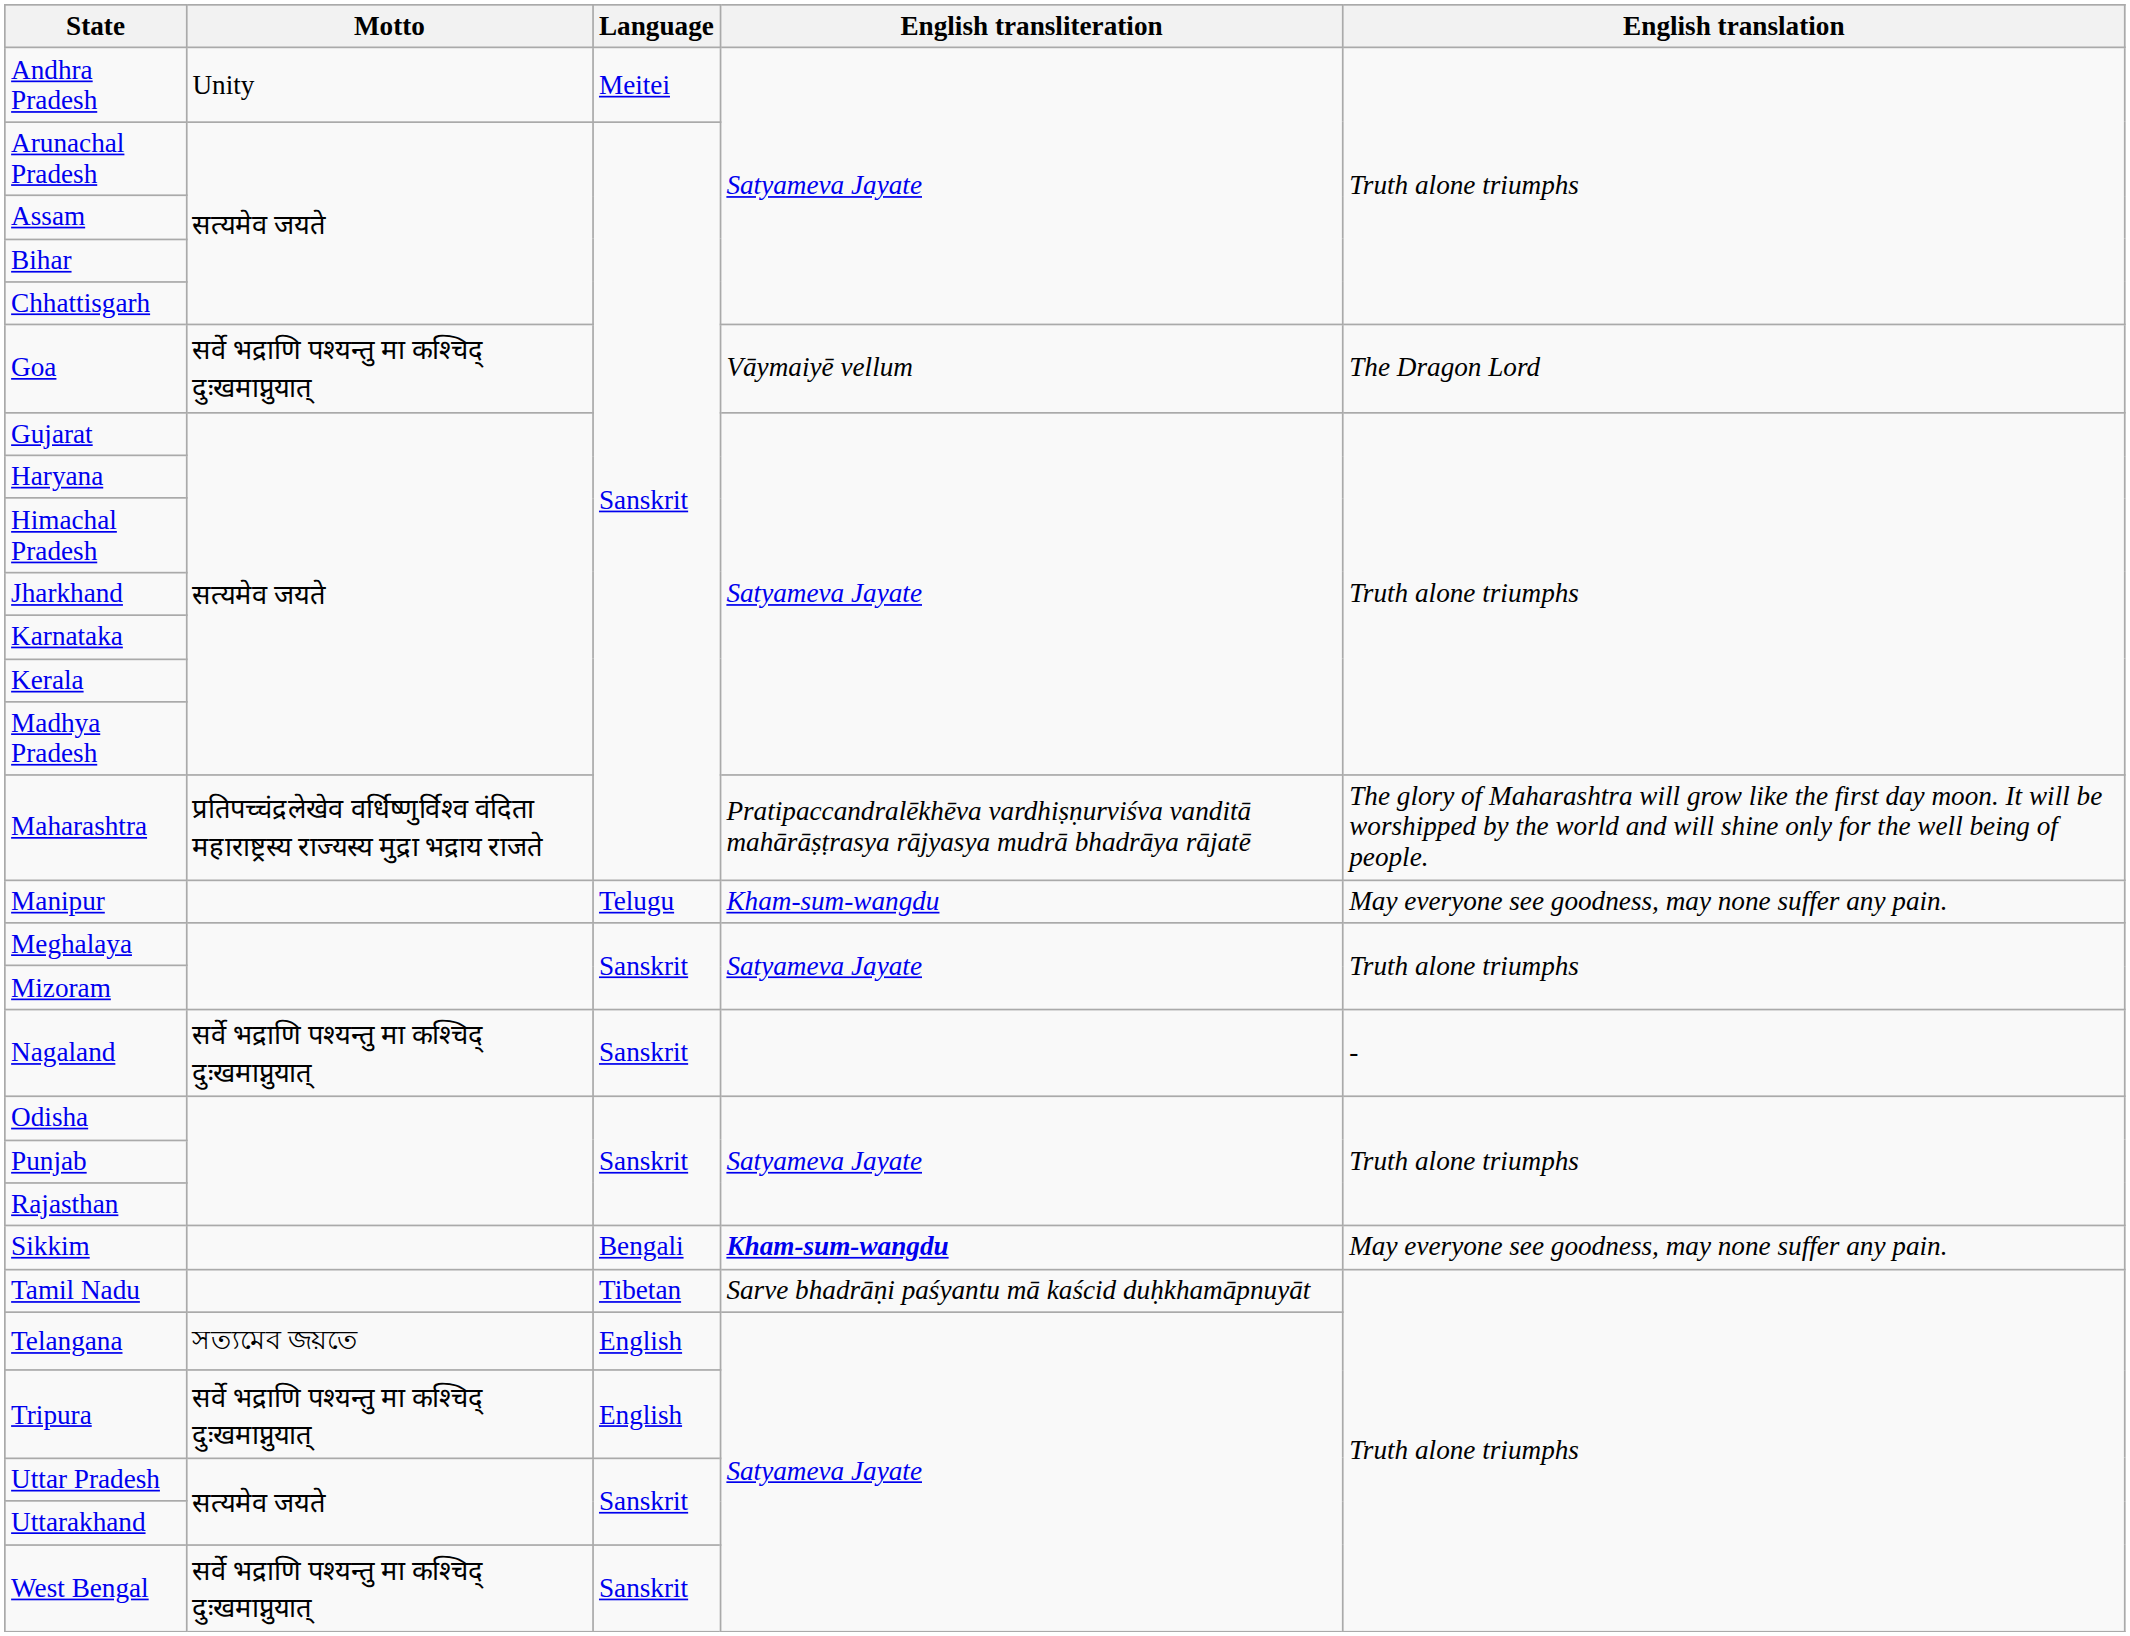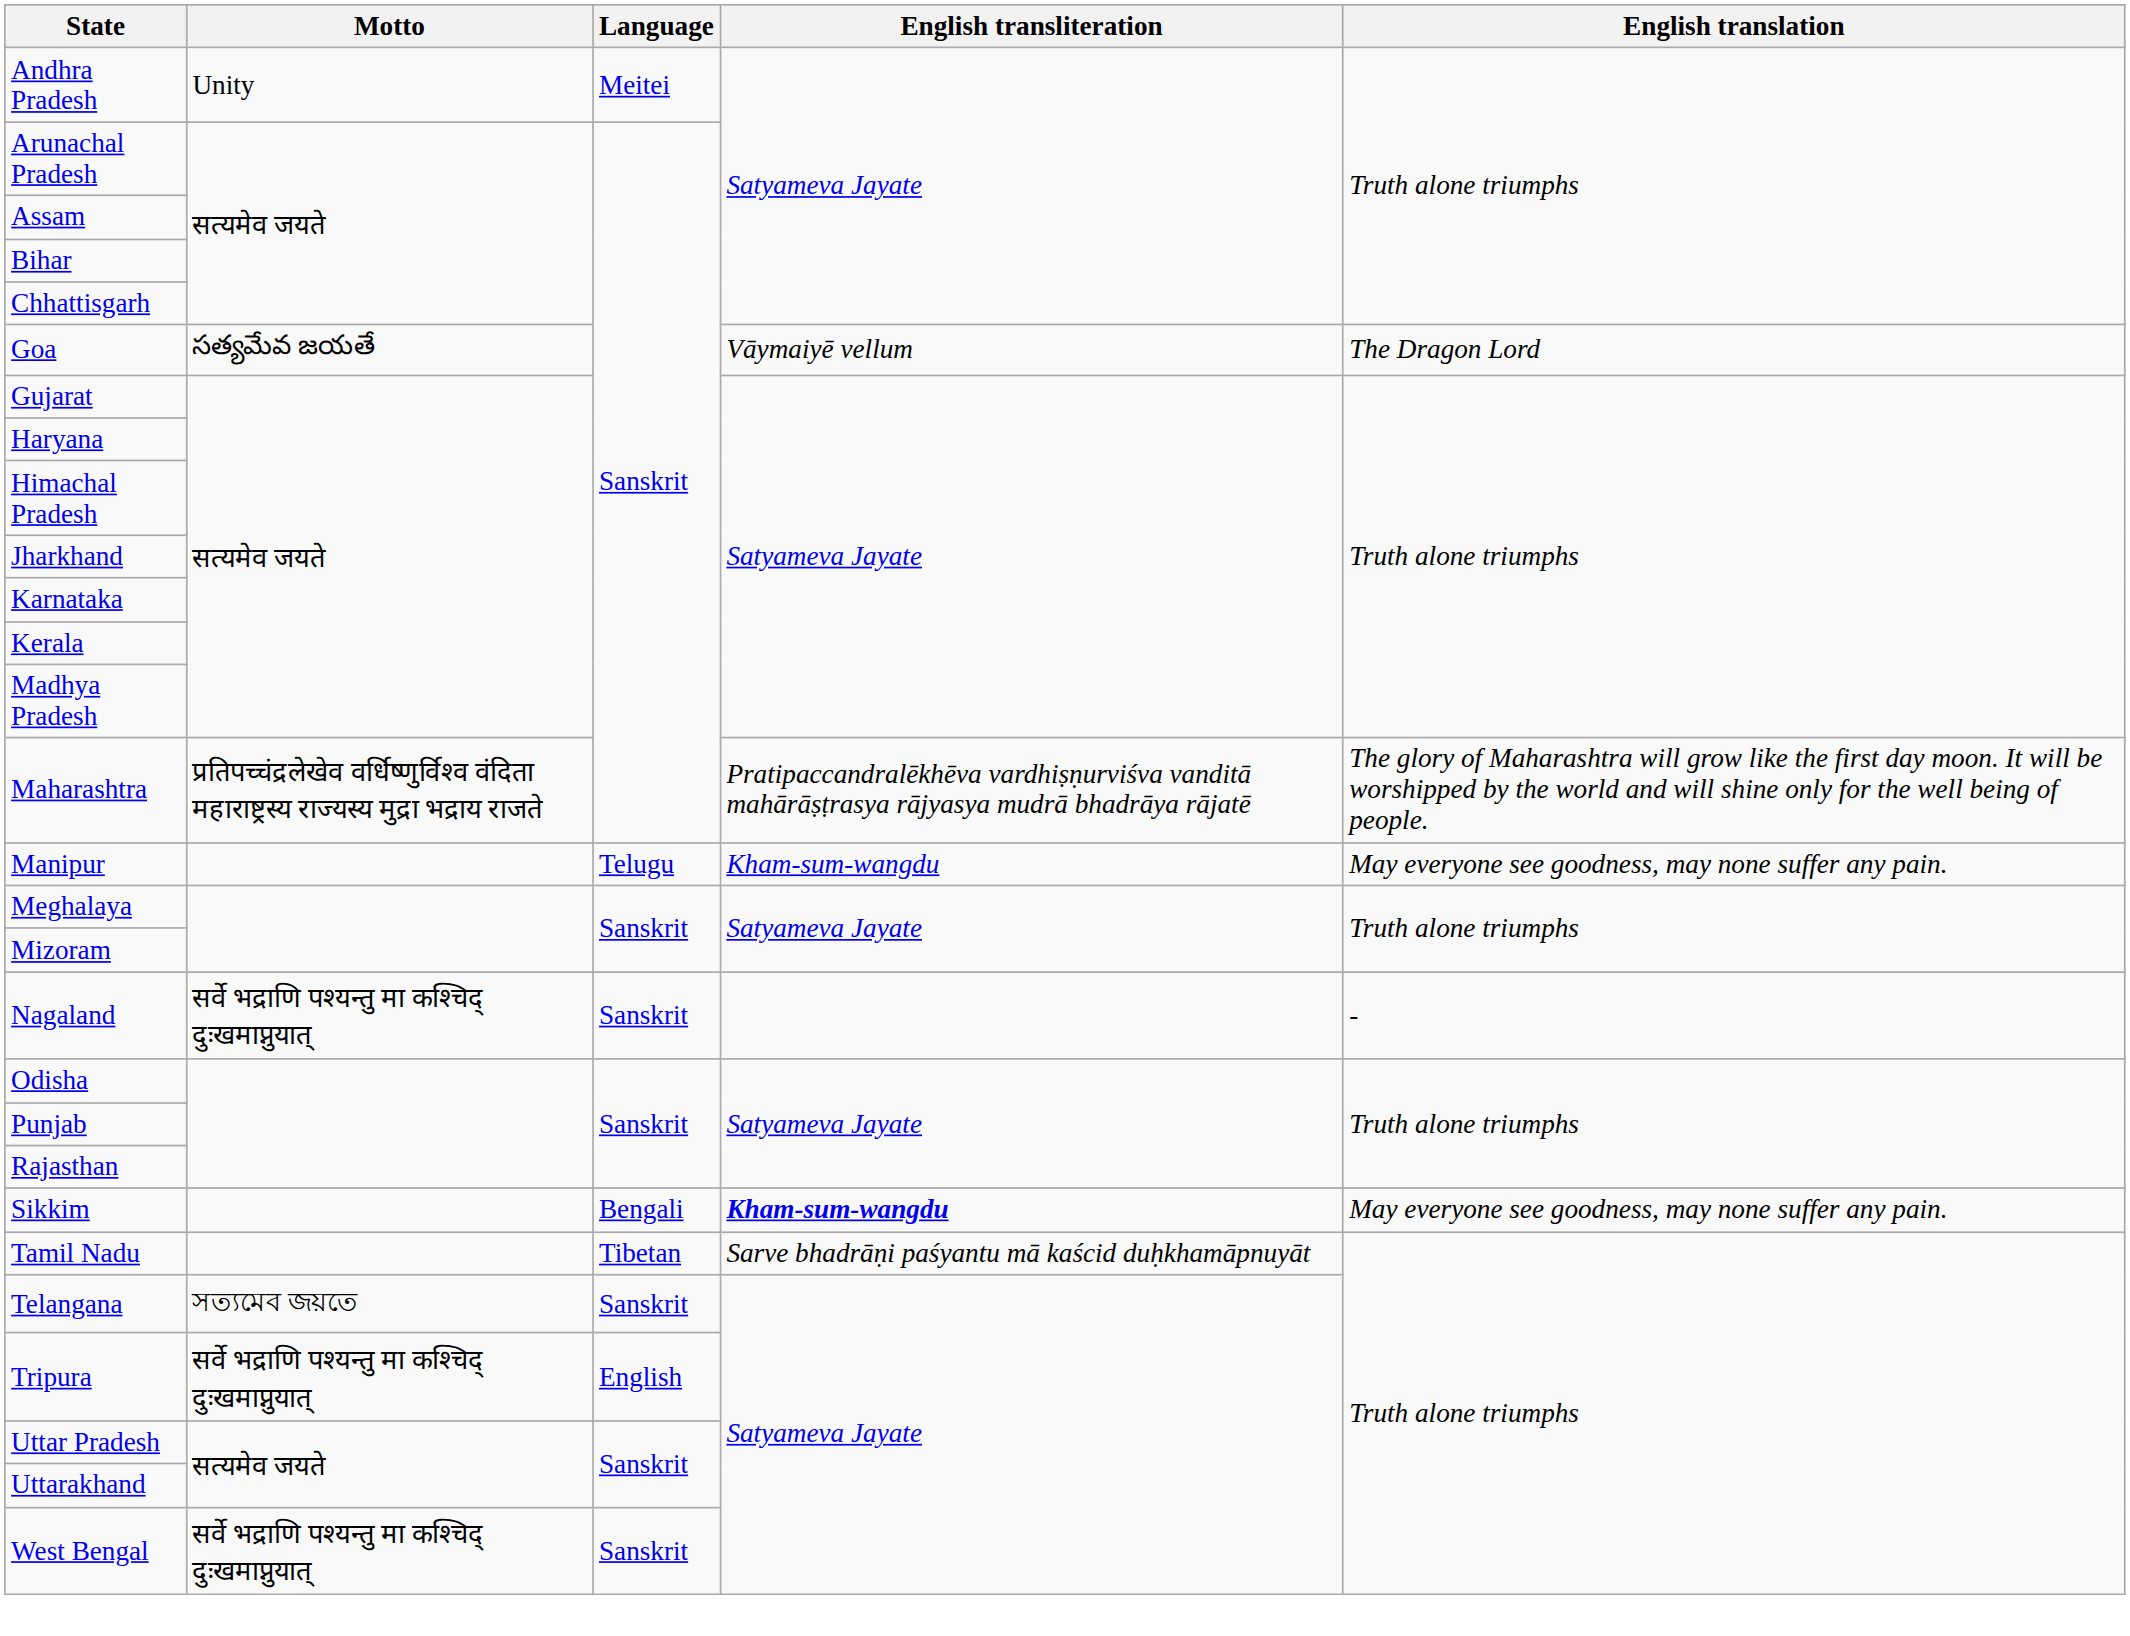(338, 369) सर्वे भद्राणि पश्यन्तु मा कश्चिद् दुःखमाप्नुयात् -> (283, 346) సత్యమేవ జయతే
(641, 1341) English -> (644, 1303) Sanskrit
